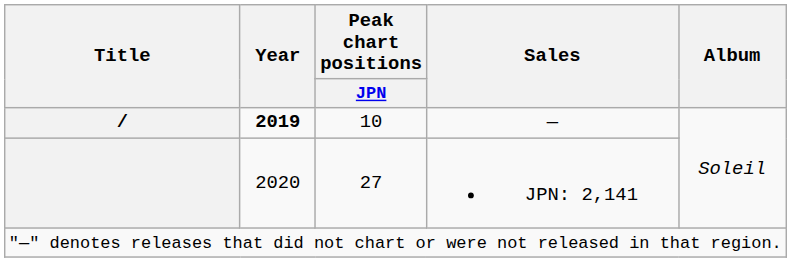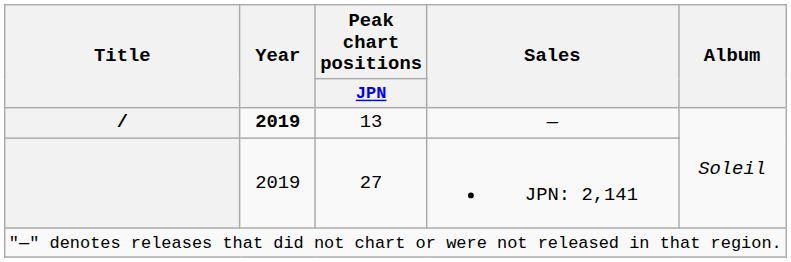(371, 123) 10 -> (371, 123) 13
(278, 183) 2020 -> (278, 183) 2019
